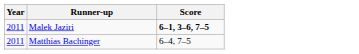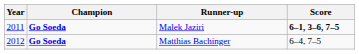+ column: (92, 12)
(15, 42) 2011 -> (16, 42) 2012
